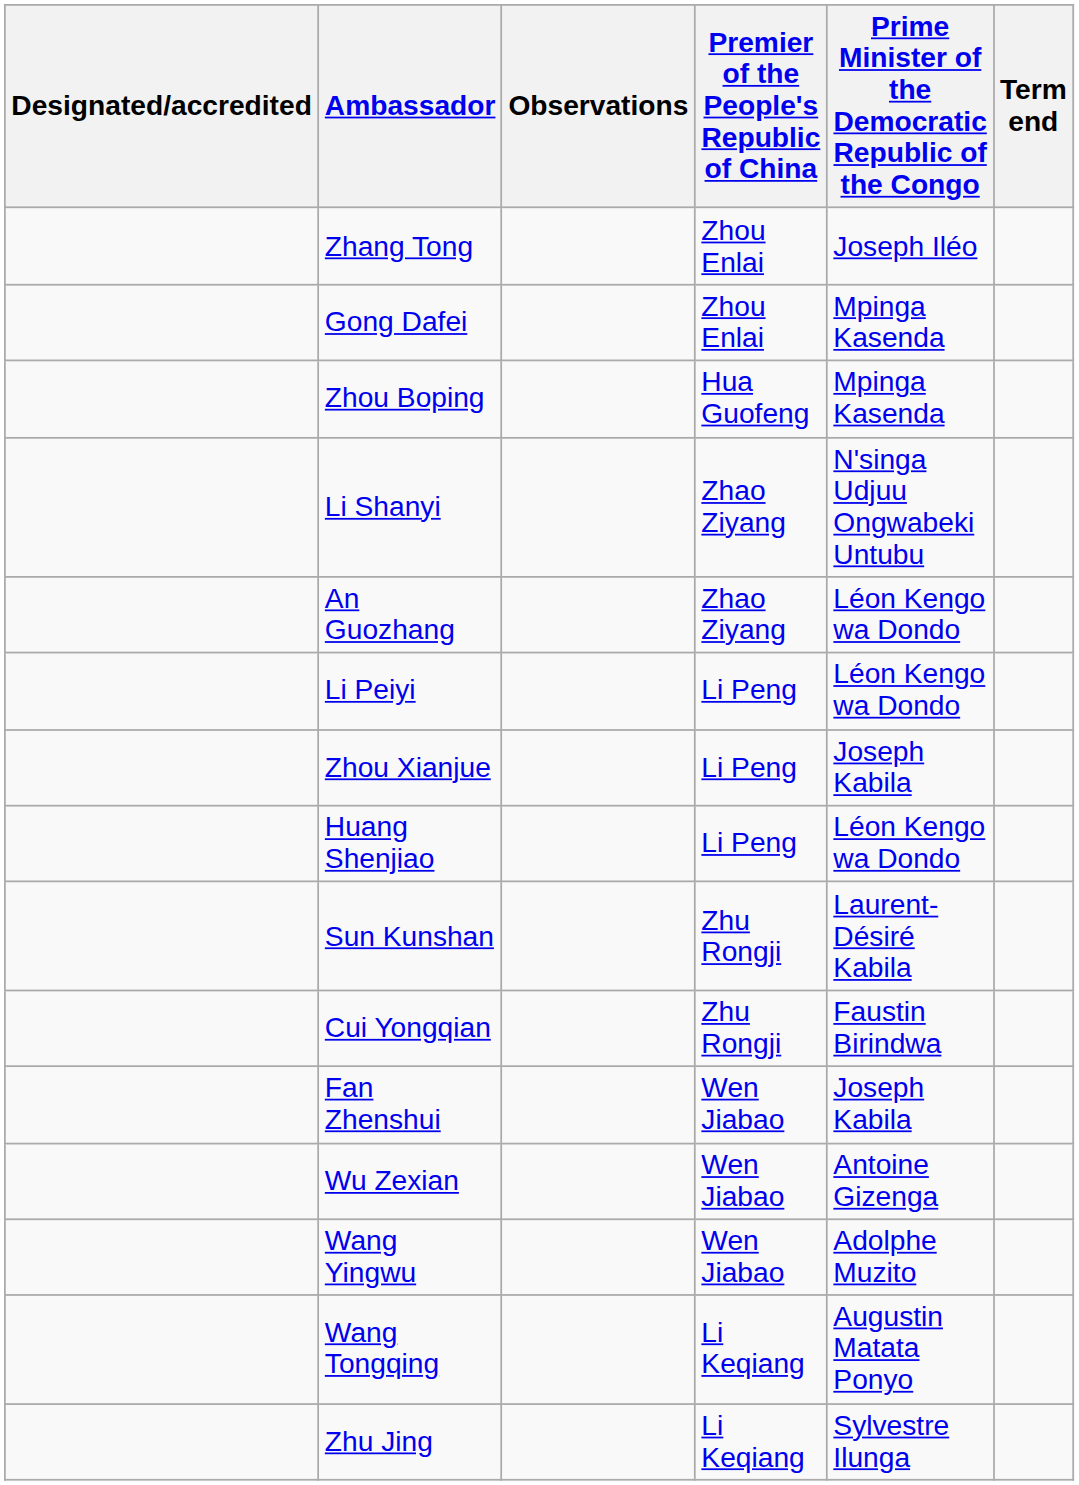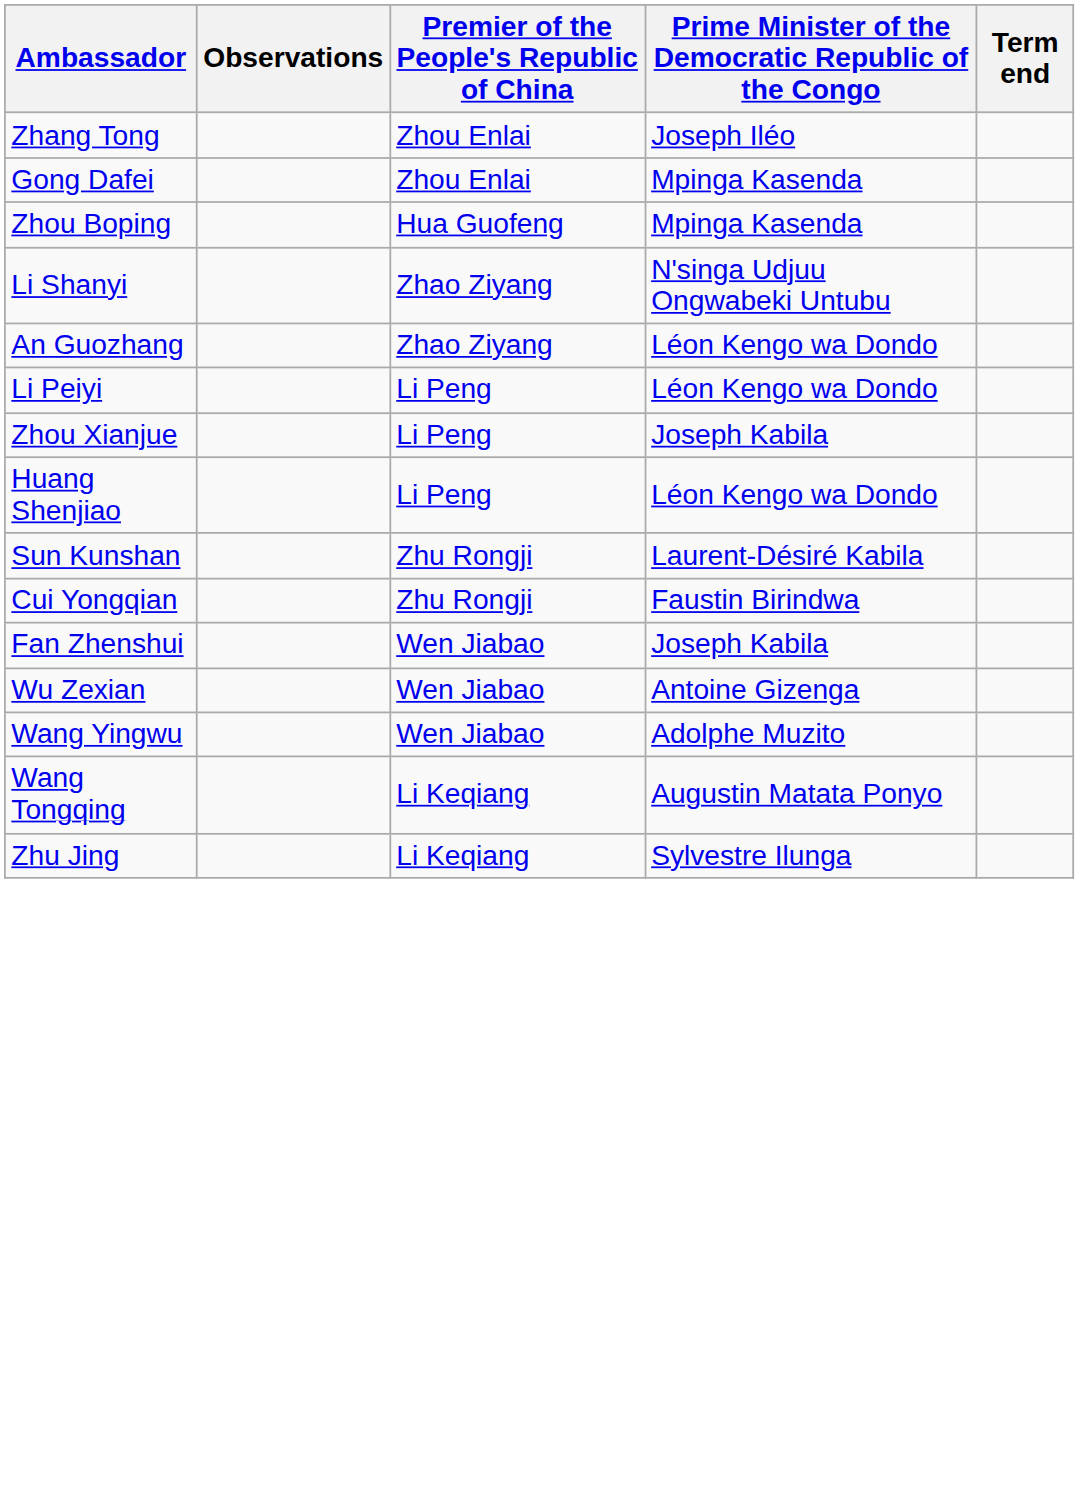- column: (162, 106)
